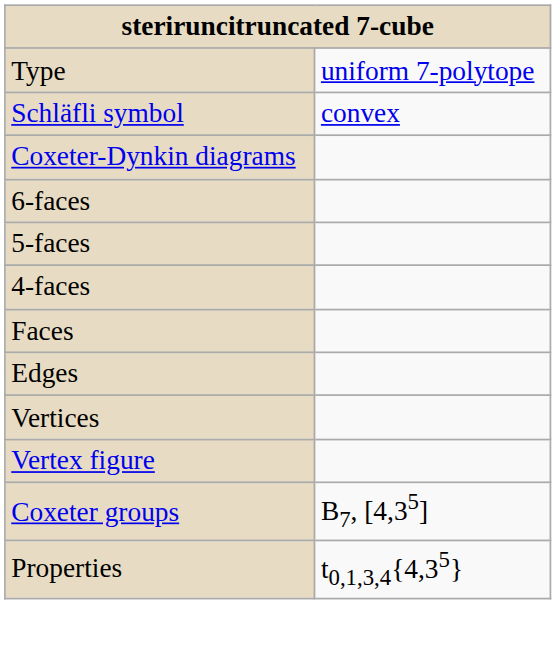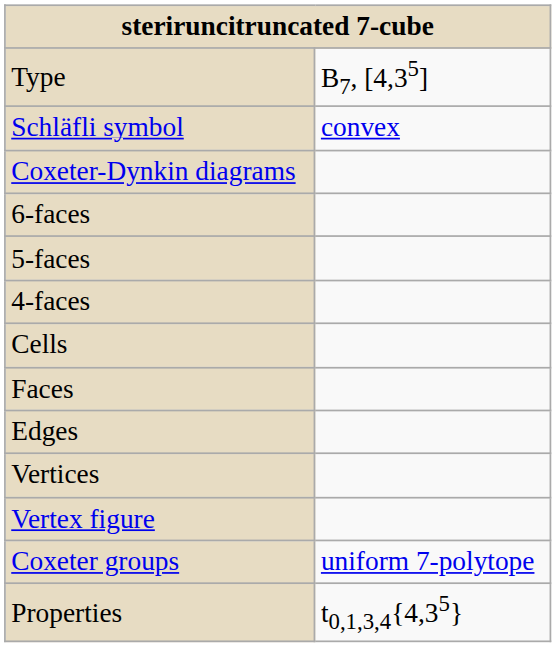(428, 69) uniform 7-polytope -> (374, 77) B7, [4,35]
+ row: (39, 344)
(374, 511) B7, [4,35] -> (428, 561) uniform 7-polytope
